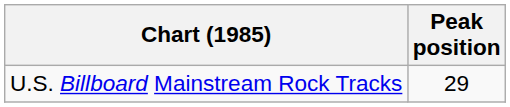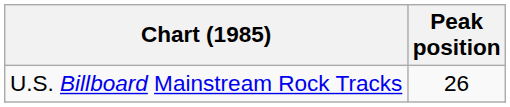(457, 83) 29 -> (457, 83) 26
